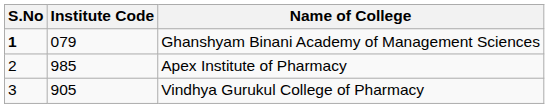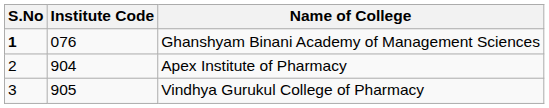(64, 41) 079 -> (64, 41) 076
(64, 66) 985 -> (64, 66) 904
